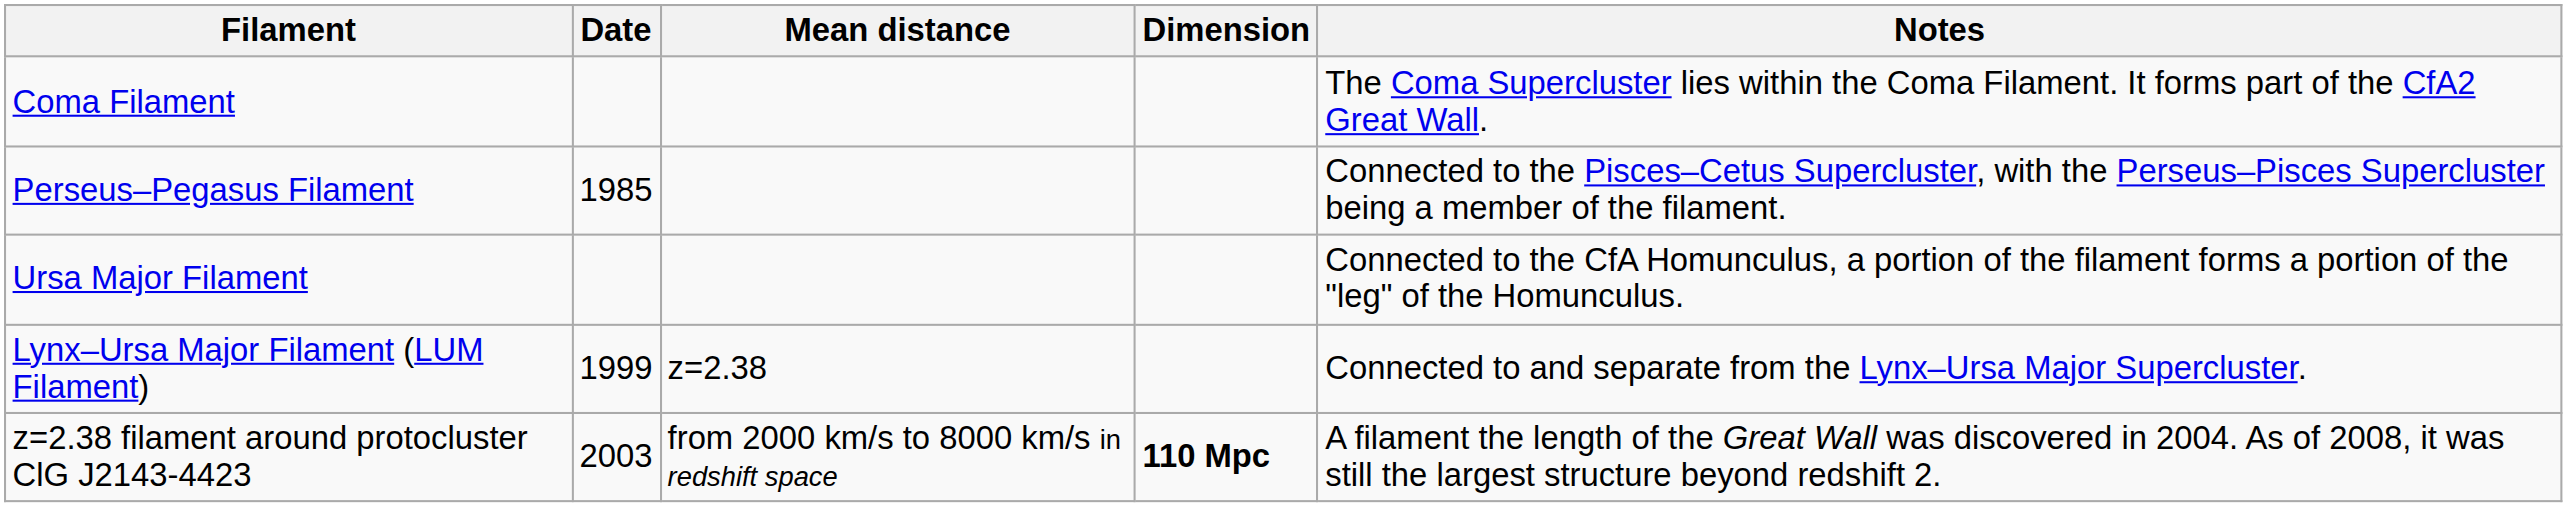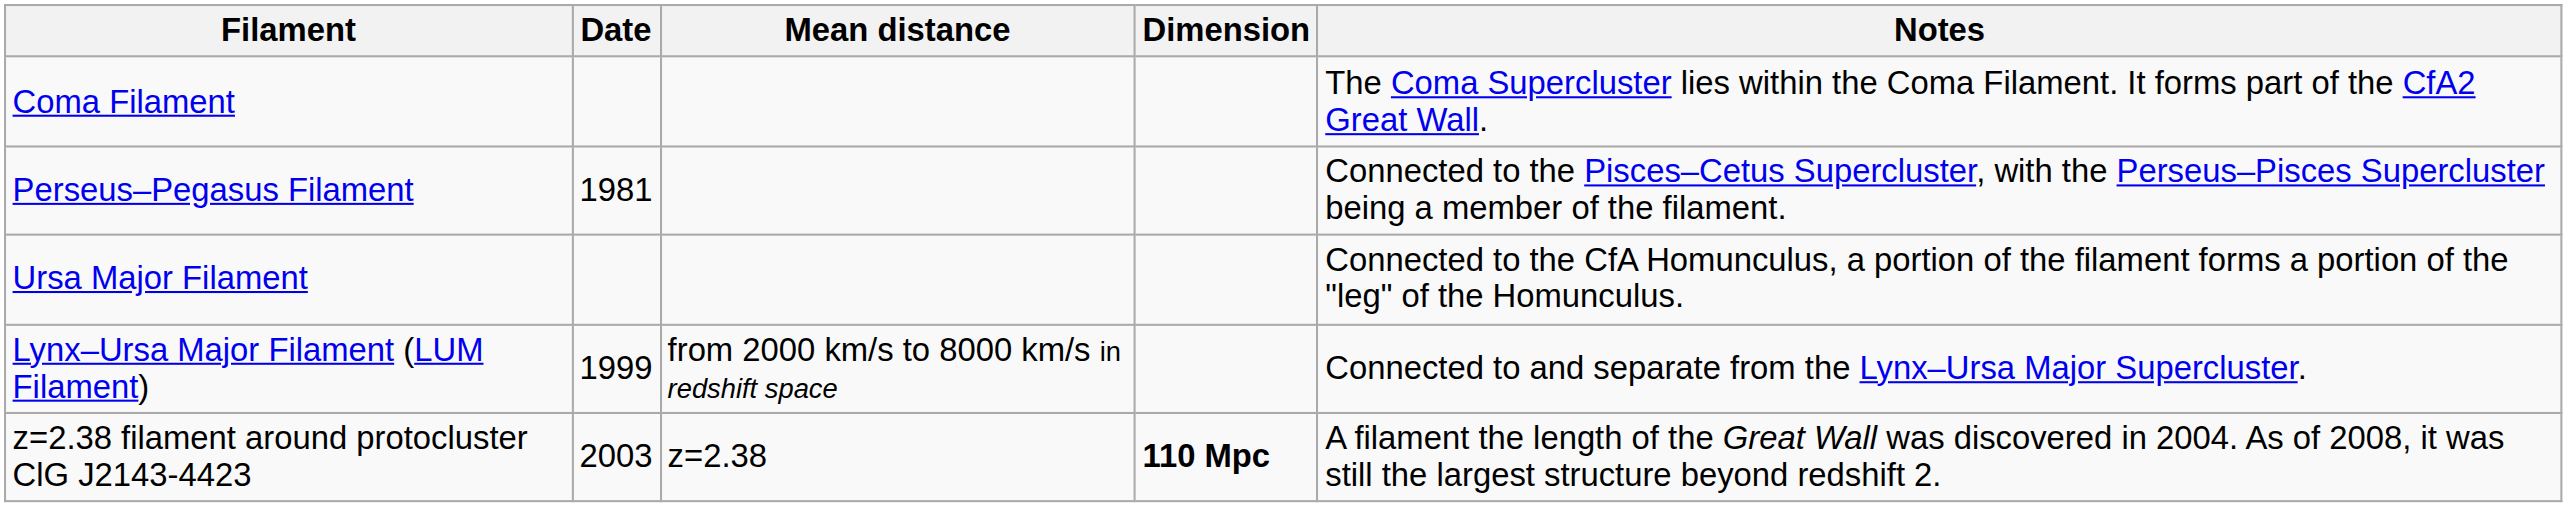(616, 189) 1985 -> (616, 189) 1981
(717, 367) z=2.38 -> (894, 367) from 2000 km/s to 8000 km/s in redshift space
(894, 456) from 2000 km/s to 8000 km/s in redshift space -> (717, 456) z=2.38
